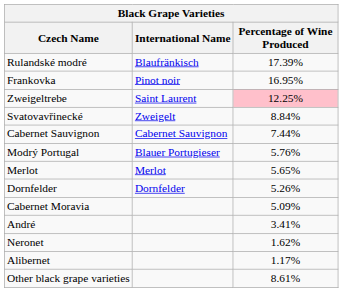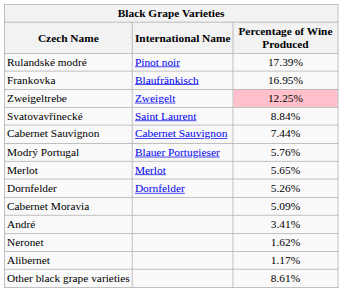(167, 62) Blaufränkisch -> (157, 62) Pinot noir
(157, 80) Pinot noir -> (167, 80) Blaufränkisch
(166, 98) Saint Laurent -> (155, 98) Zweigelt
(155, 116) Zweigelt -> (166, 116) Saint Laurent
